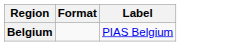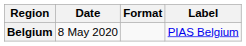+ column: (88, 13)
